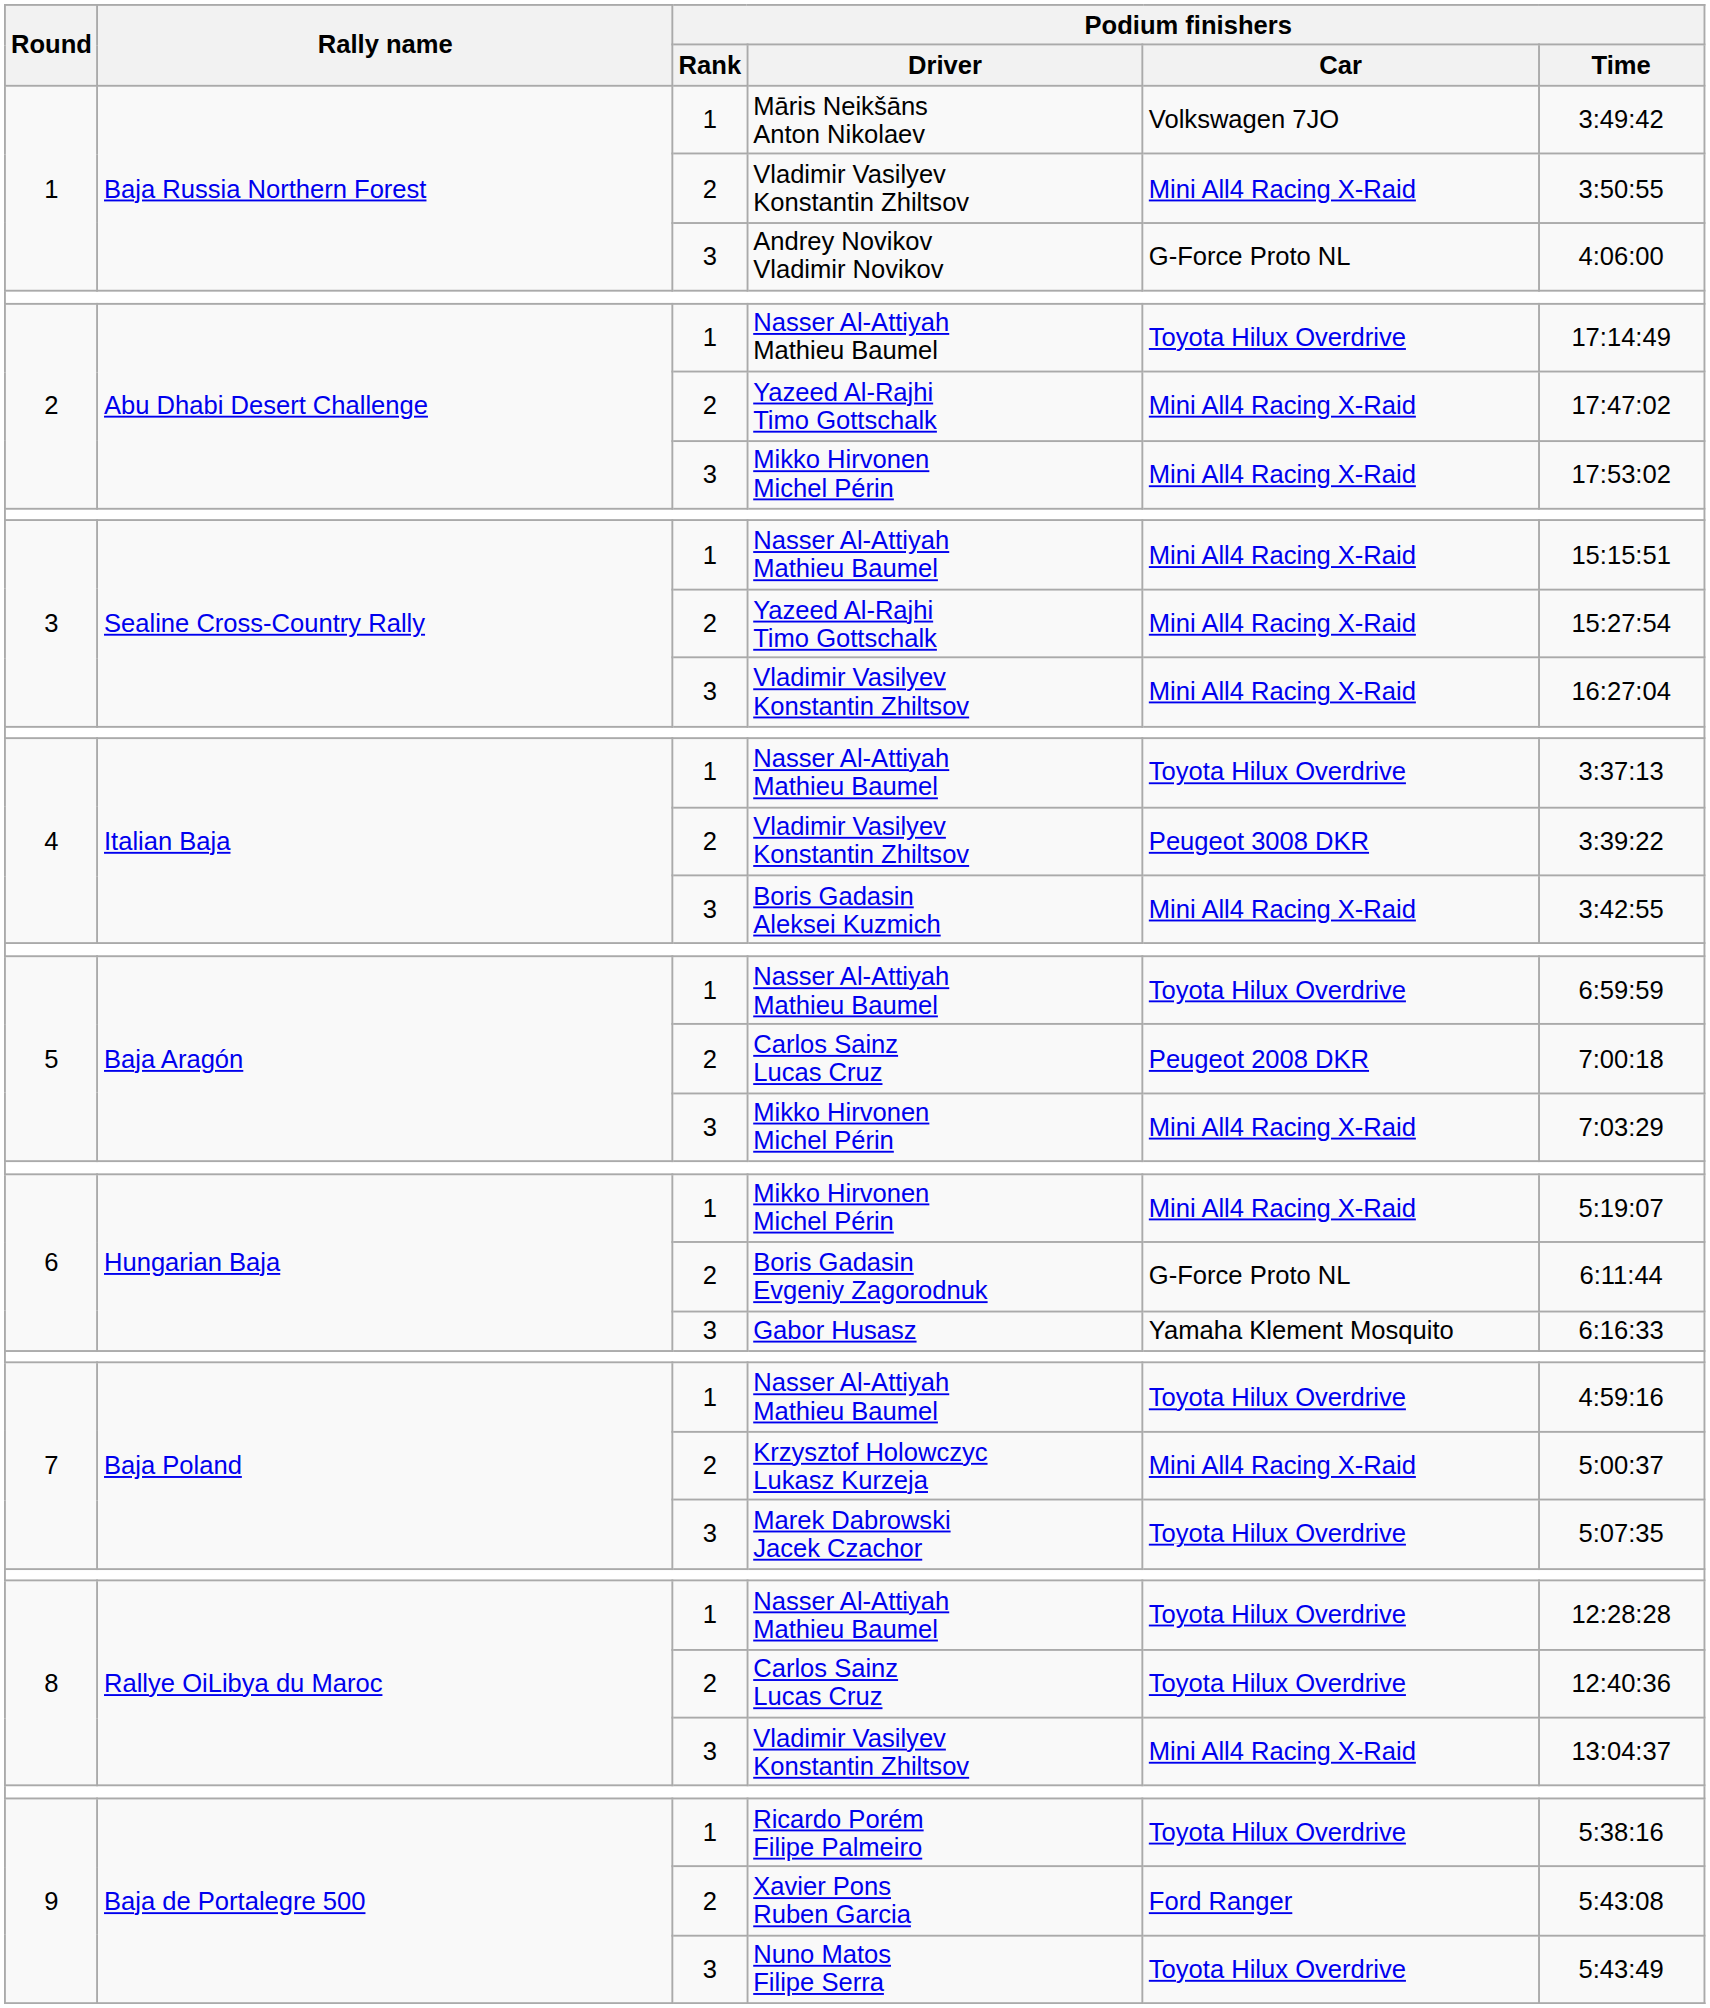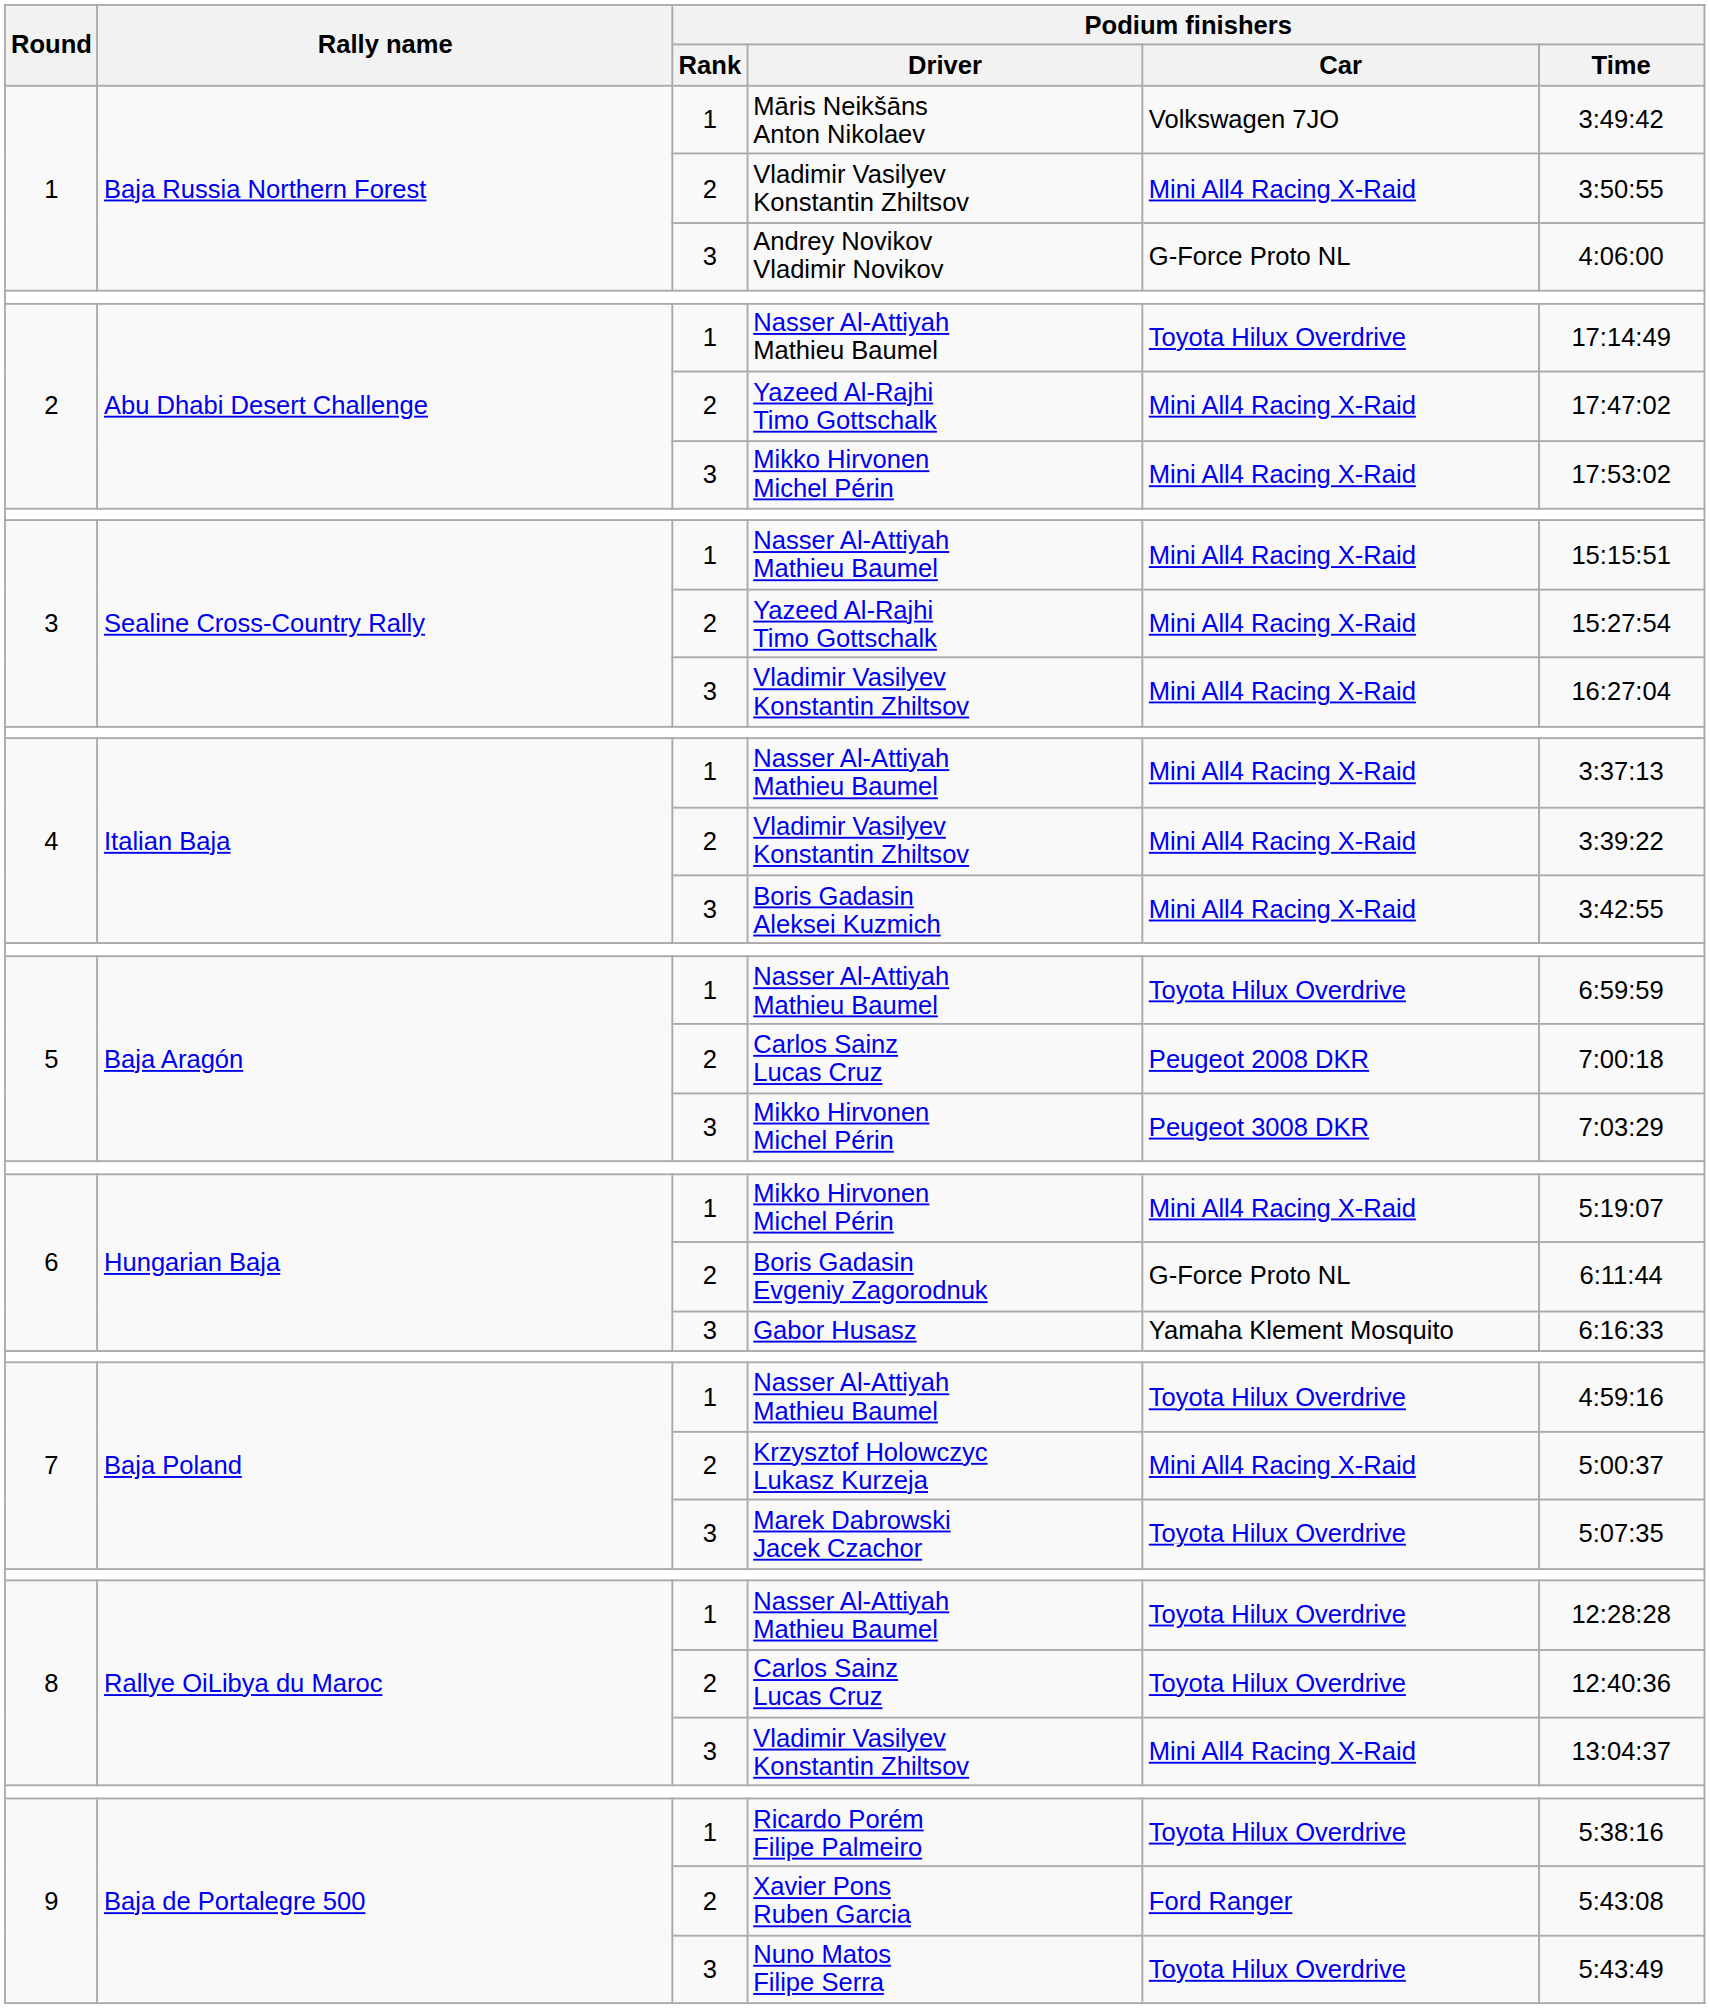(1277, 772) Toyota Hilux Overdrive -> (1282, 772) Mini All4 Racing X-Raid
(1259, 841) Peugeot 3008 DKR -> (1282, 841) Mini All4 Racing X-Raid
(1282, 1127) Mini All4 Racing X-Raid -> (1259, 1127) Peugeot 3008 DKR
